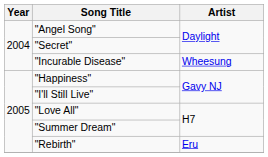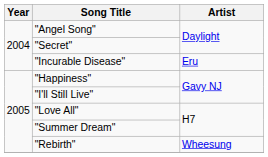(207, 62) Wheesung -> (190, 62) Eru
(190, 144) Eru -> (207, 144) Wheesung
